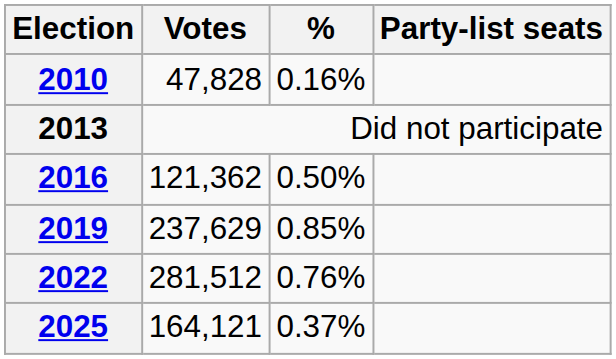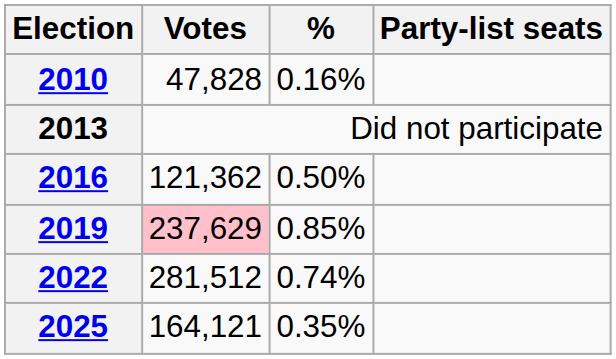(205, 228) no background -> (205, 228) pink background
(321, 278) 0.76% -> (321, 278) 0.74%
(321, 327) 0.37% -> (321, 327) 0.35%
